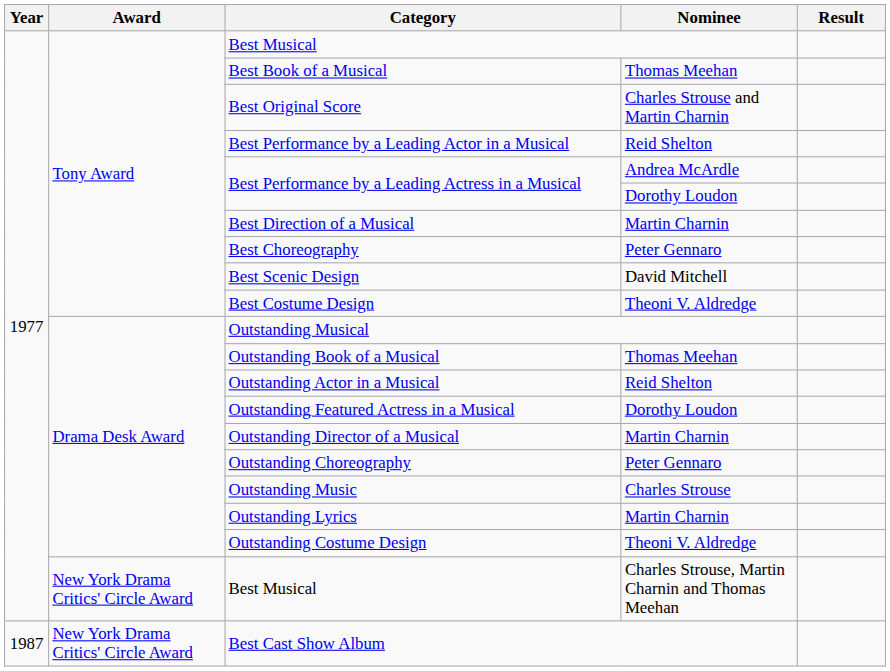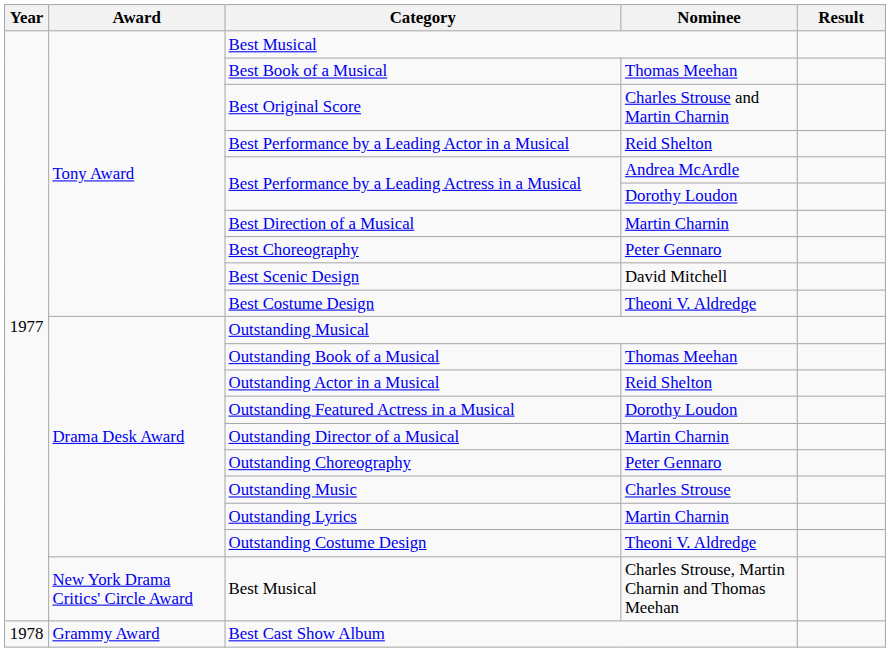(27, 643) 1987 -> (27, 634) 1978
(123, 643) New York Drama Critics' Circle Award -> (106, 634) Grammy Award
